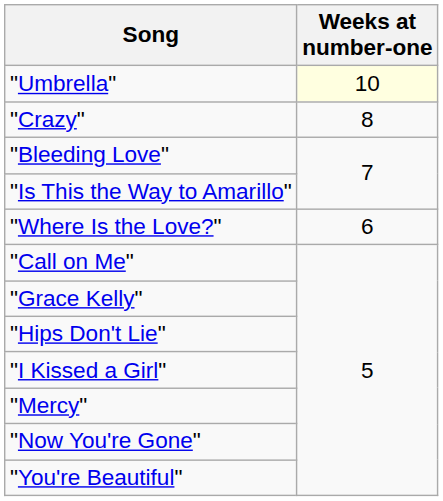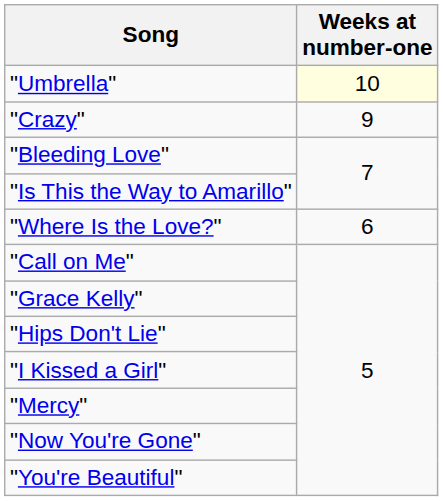(367, 119) 8 -> (367, 119) 9
